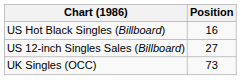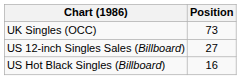rows swapped: (52, 65) <-> (86, 30)
